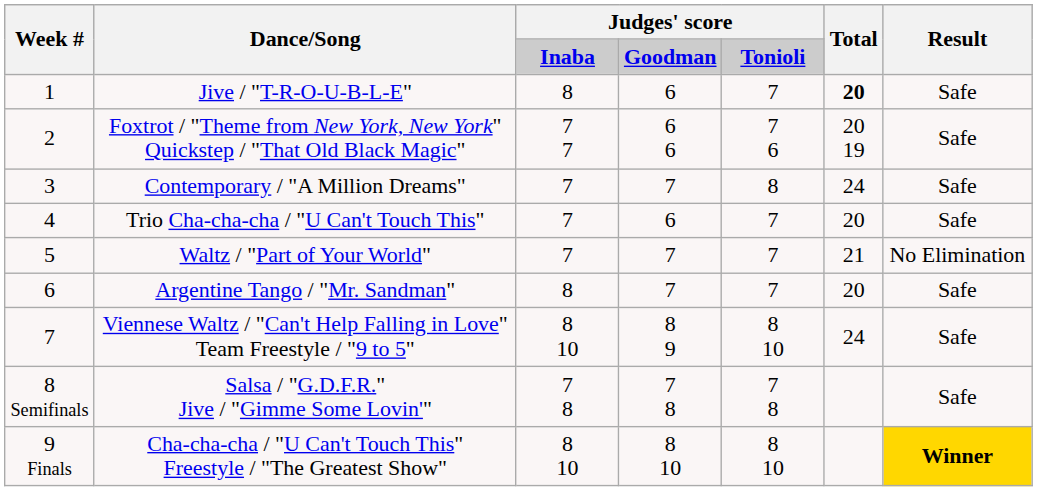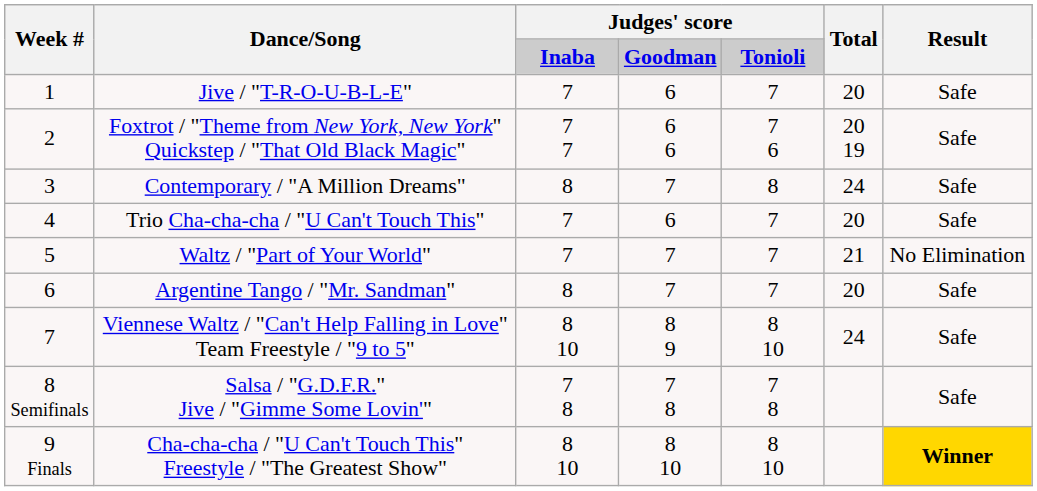(568, 91) 8 -> (568, 91) 7
(854, 91) bold -> (854, 91) normal
(568, 185) 7 -> (568, 185) 8
